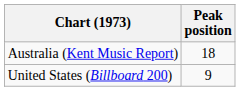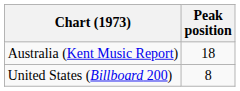(208, 75) 9 -> (208, 75) 8
